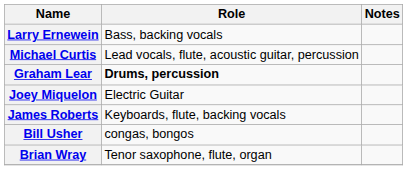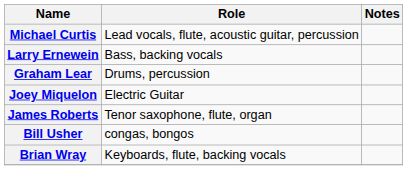rows swapped: (53, 54) <-> (53, 34)
(162, 74) bold -> (157, 74) normal
(195, 114) Keyboards, flute, backing vocals -> (188, 114) Tenor saxophone, flute, organ
(188, 154) Tenor saxophone, flute, organ -> (195, 154) Keyboards, flute, backing vocals
